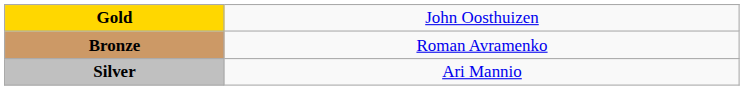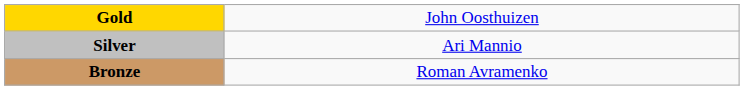rows swapped: (114, 71) <-> (114, 44)
